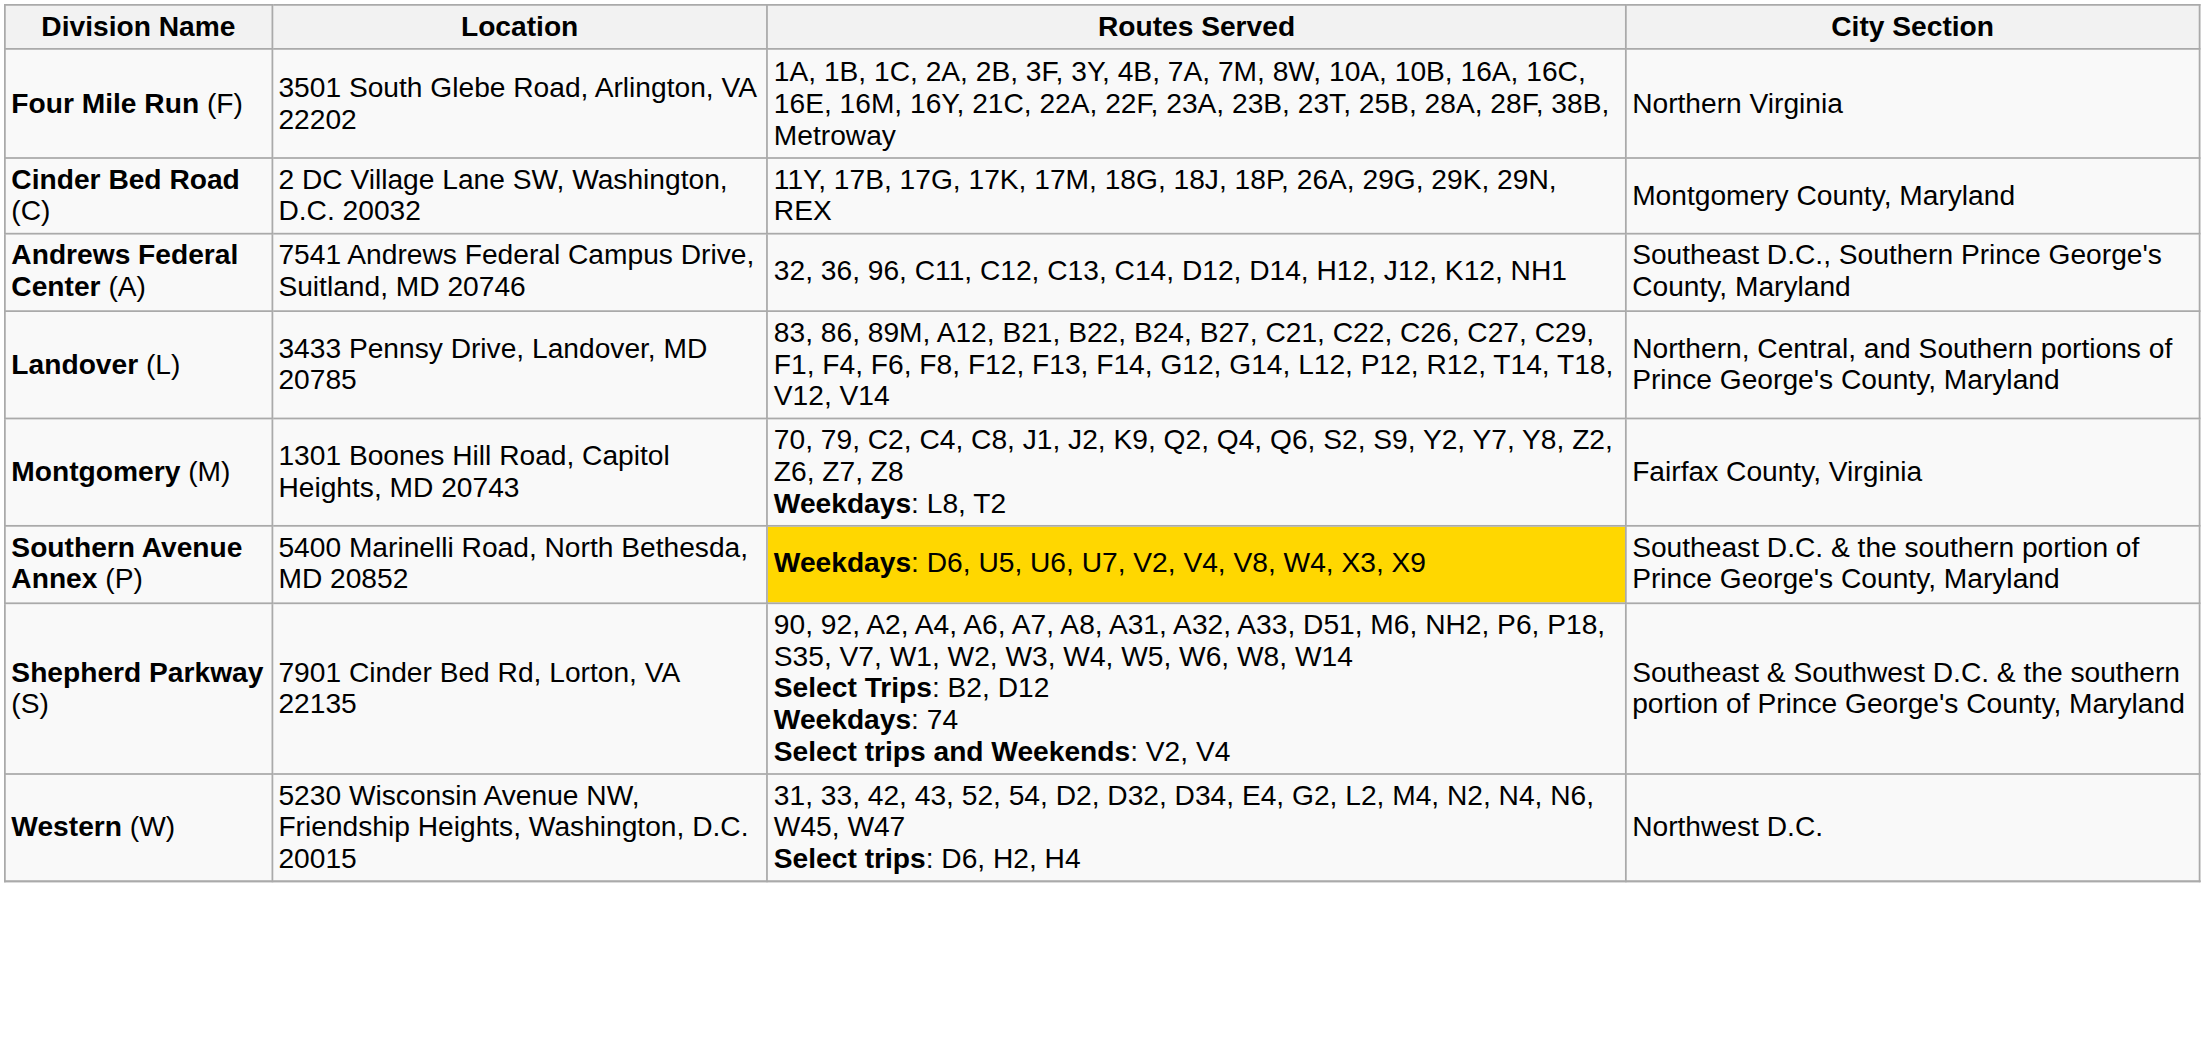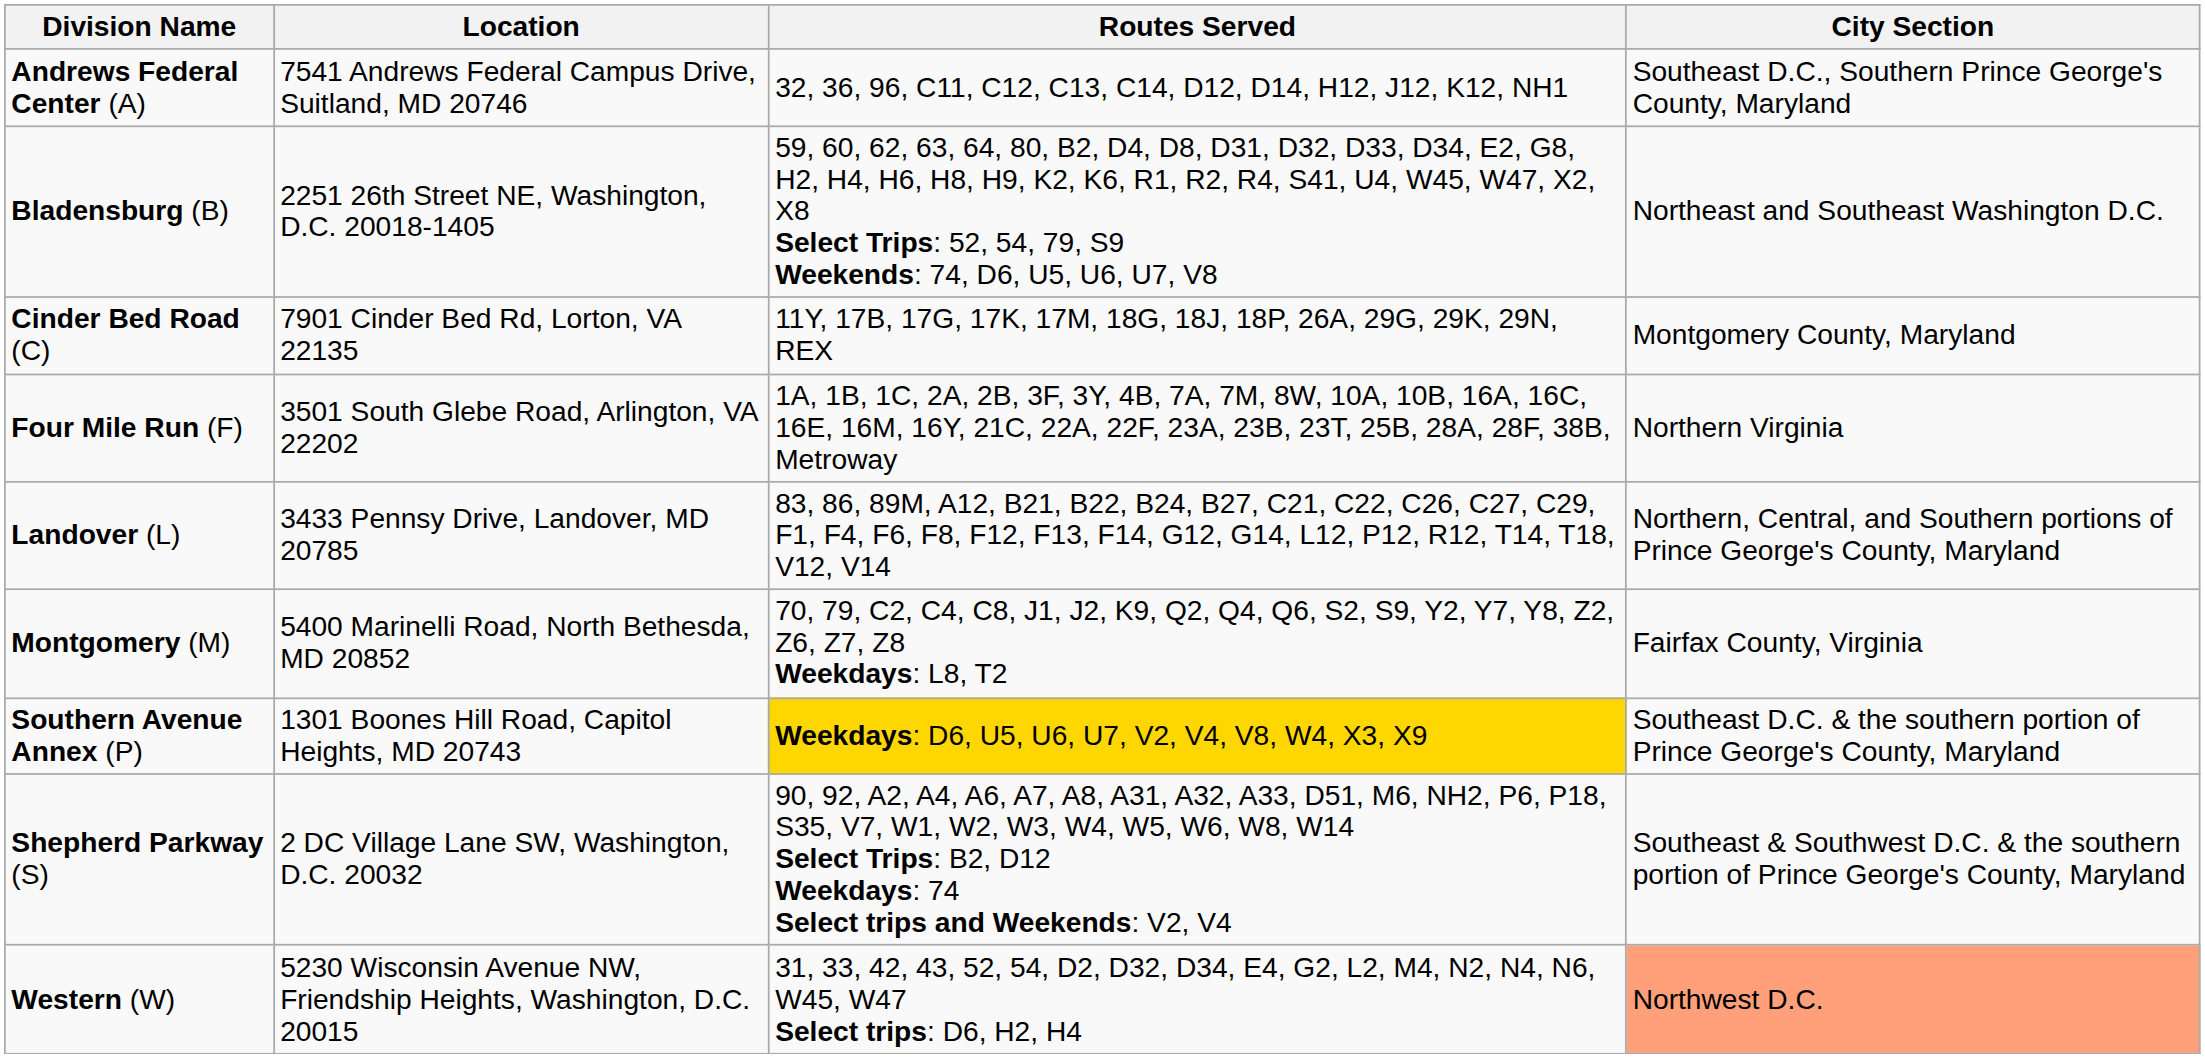rows swapped: (125, 271) <-> (127, 103)
+ row: (120, 211)
(503, 195) 2 DC Village Lane SW, Washington, D.C. 20032 -> (481, 335) 7901 Cinder Bed Rd, Lorton, VA 22135
(474, 471) 1301 Boones Hill Road, Capitol Heights, MD 20743 -> (515, 643) 5400 Marinelli Road, North Bethesda, MD 20852
(513, 564) 5400 Marinelli Road, North Bethesda, MD 20852 -> (476, 735) 1301 Boones Hill Road, Capitol Heights, MD 20743
(479, 687) 7901 Cinder Bed Rd, Lorton, VA 22135 -> (505, 859) 2 DC Village Lane SW, Washington, D.C. 20032
(1728, 827) no background -> (1728, 999) lightsalmon background
